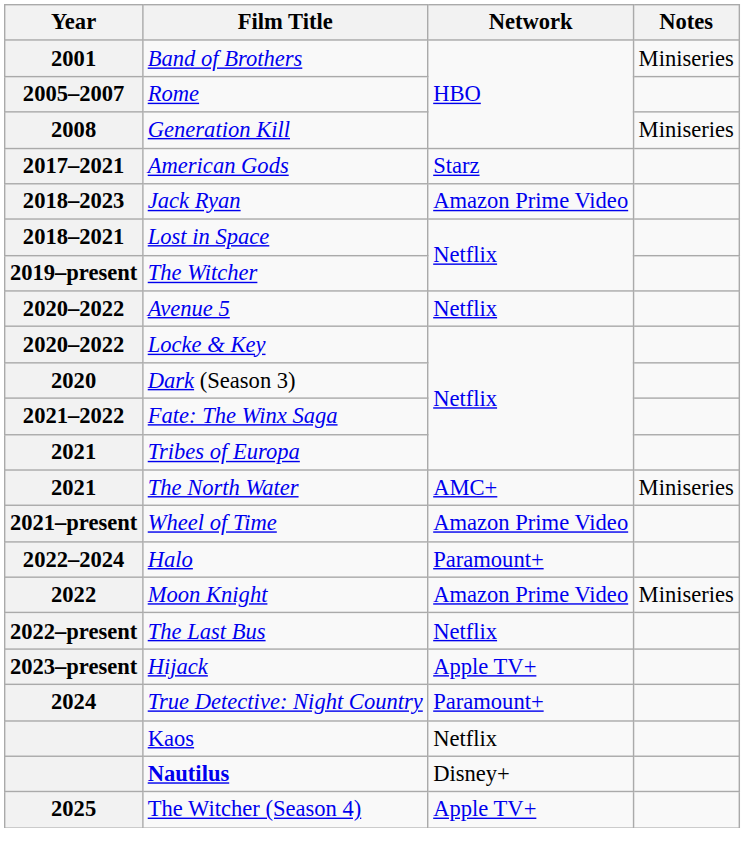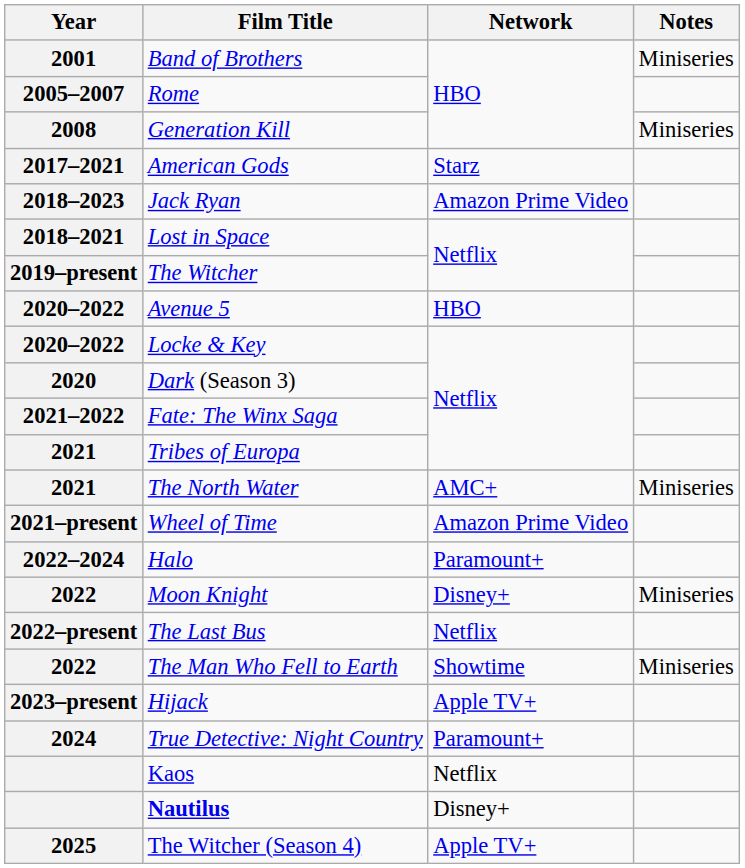(465, 308) Netflix -> (457, 308) HBO
(531, 594) Amazon Prime Video -> (472, 594) Disney+
+ row: (273, 666)
